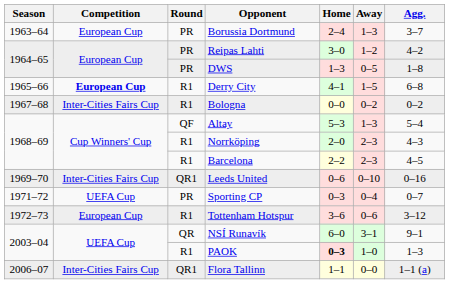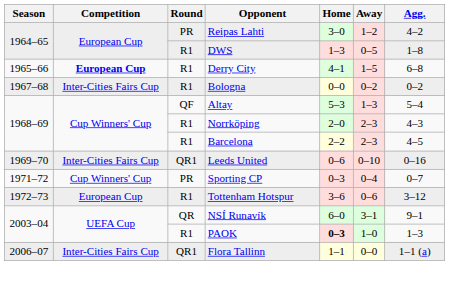- row: (251, 32)
(187, 68) PR -> (187, 50) R1
(111, 196) UEFA Cup -> (111, 178) Cup Winners' Cup
